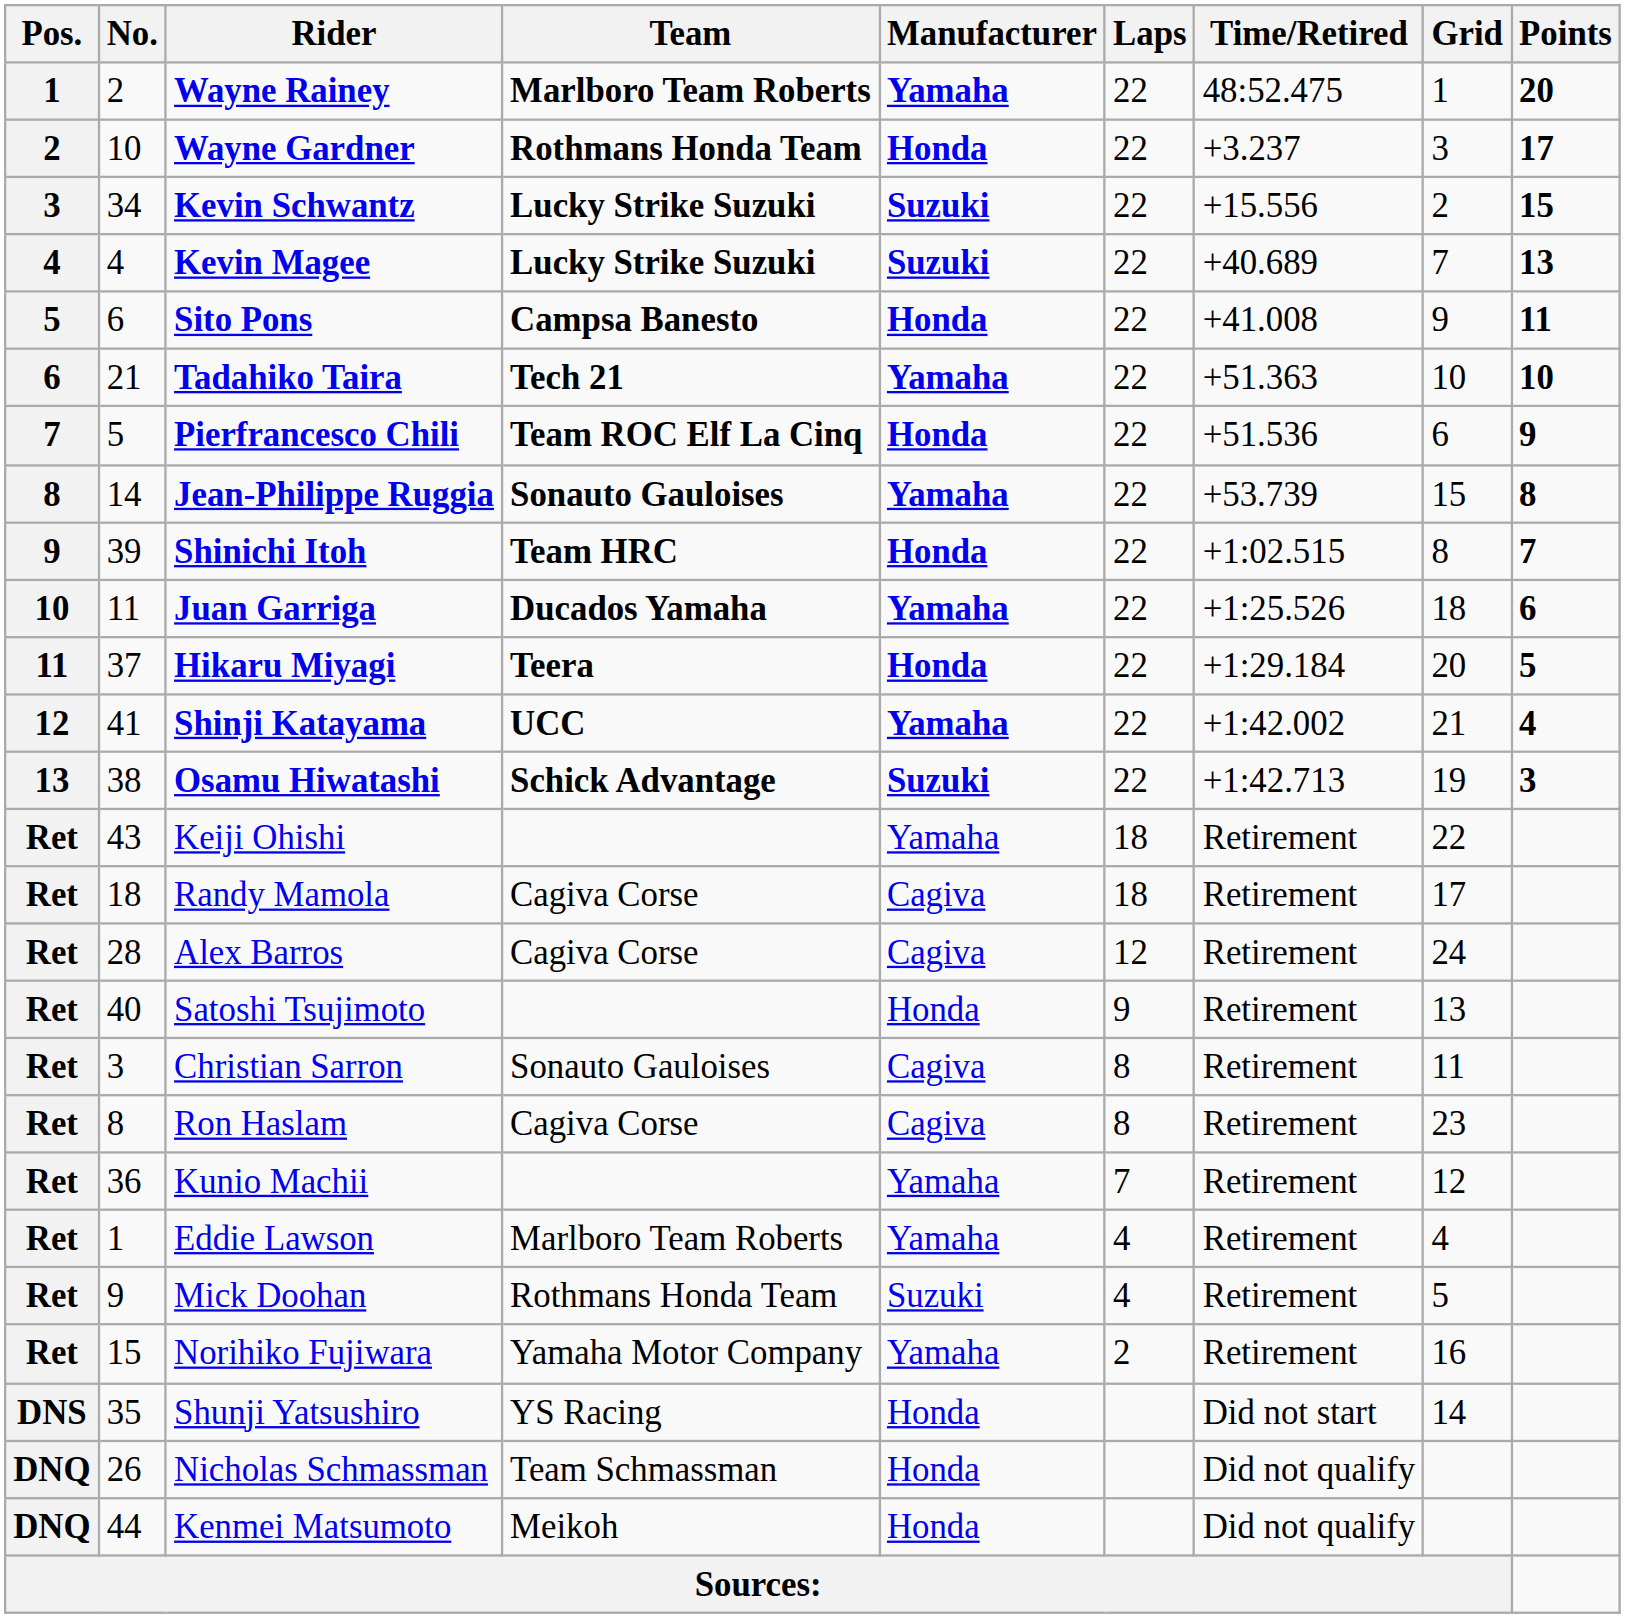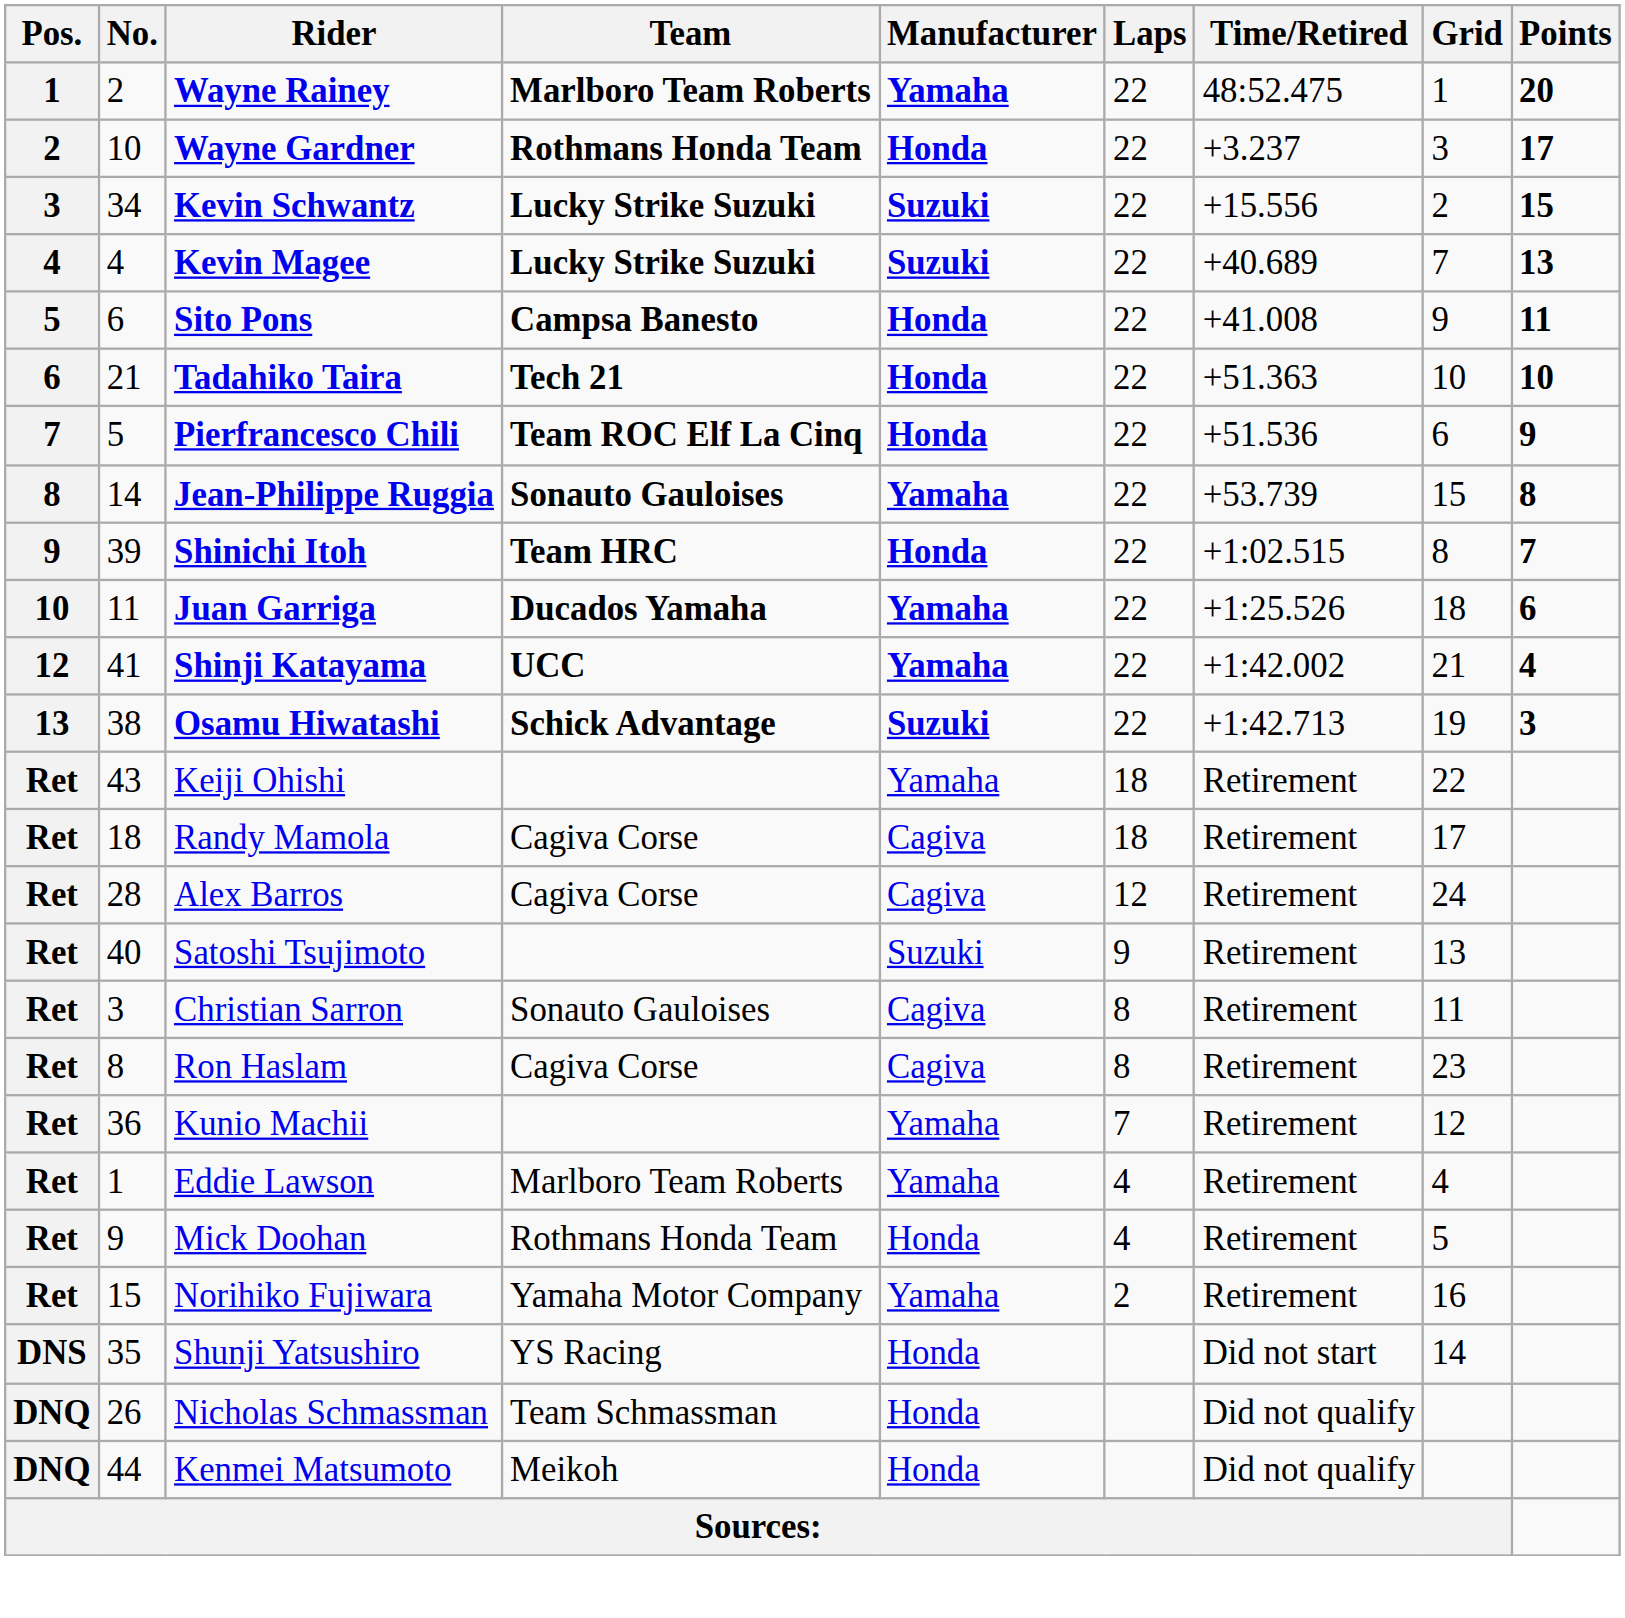(948, 377) Yamaha -> (937, 377) Honda
- row: (285, 664)
(933, 1009) Honda -> (935, 951) Suzuki
(935, 1296) Suzuki -> (933, 1238) Honda
